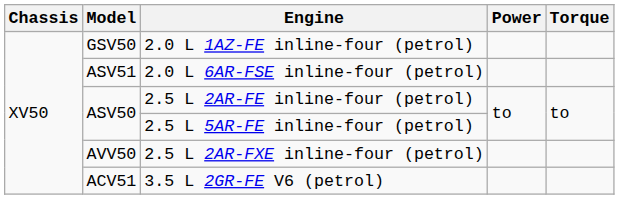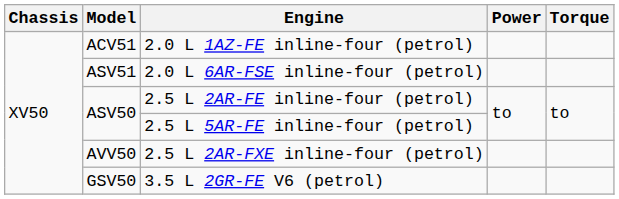(111, 45) GSV50 -> (111, 45) ACV51
(111, 181) ACV51 -> (111, 181) GSV50
